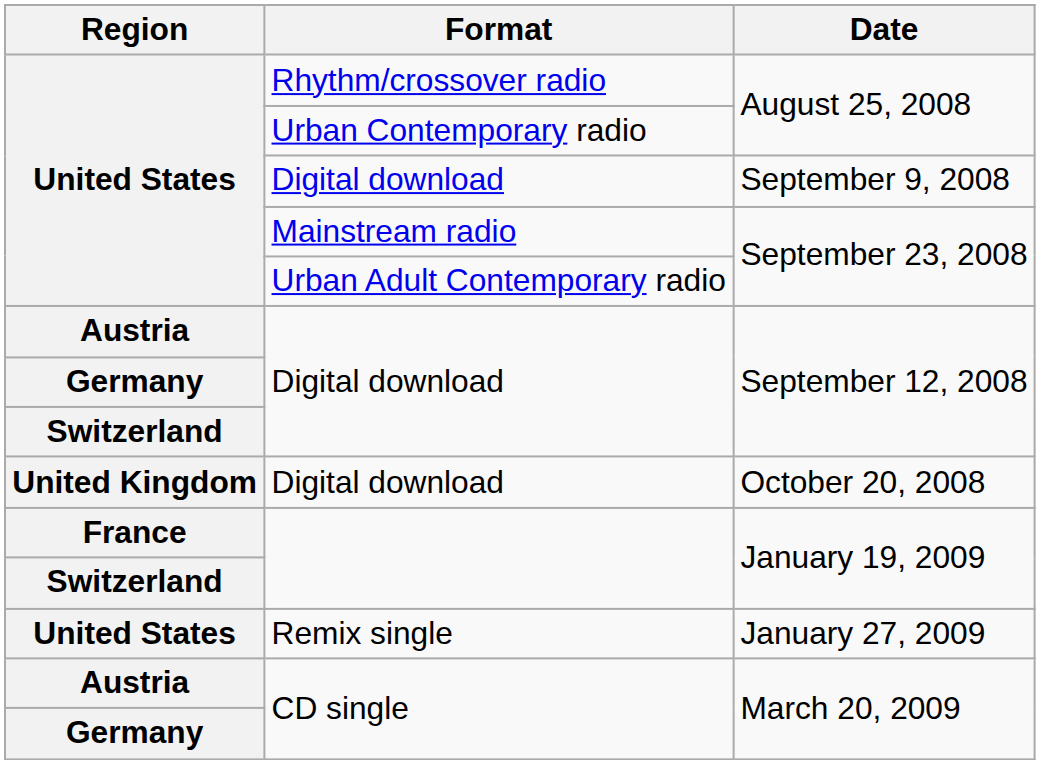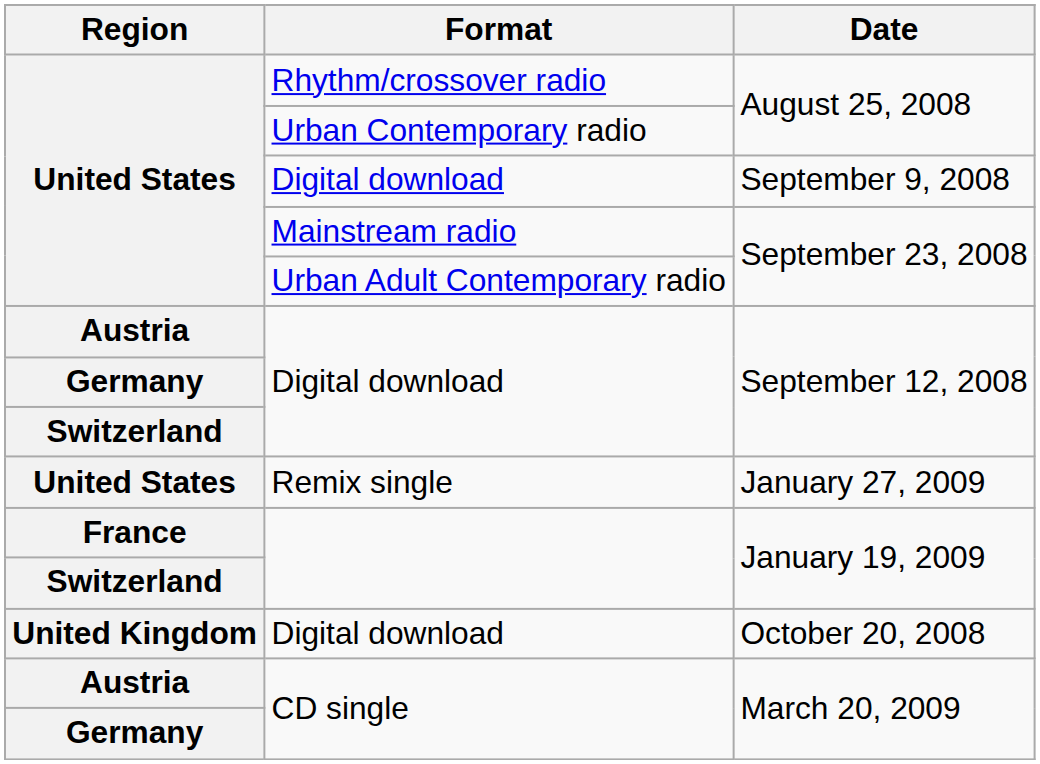rows swapped: (388, 481) <-> (362, 632)
